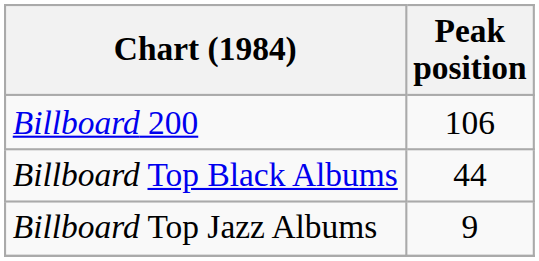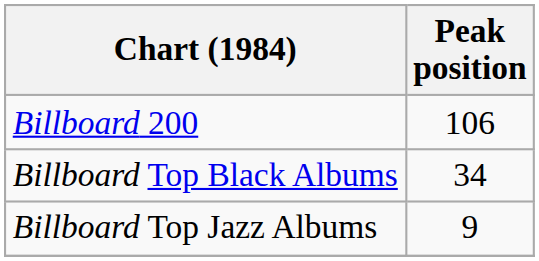(470, 174) 44 -> (470, 174) 34
